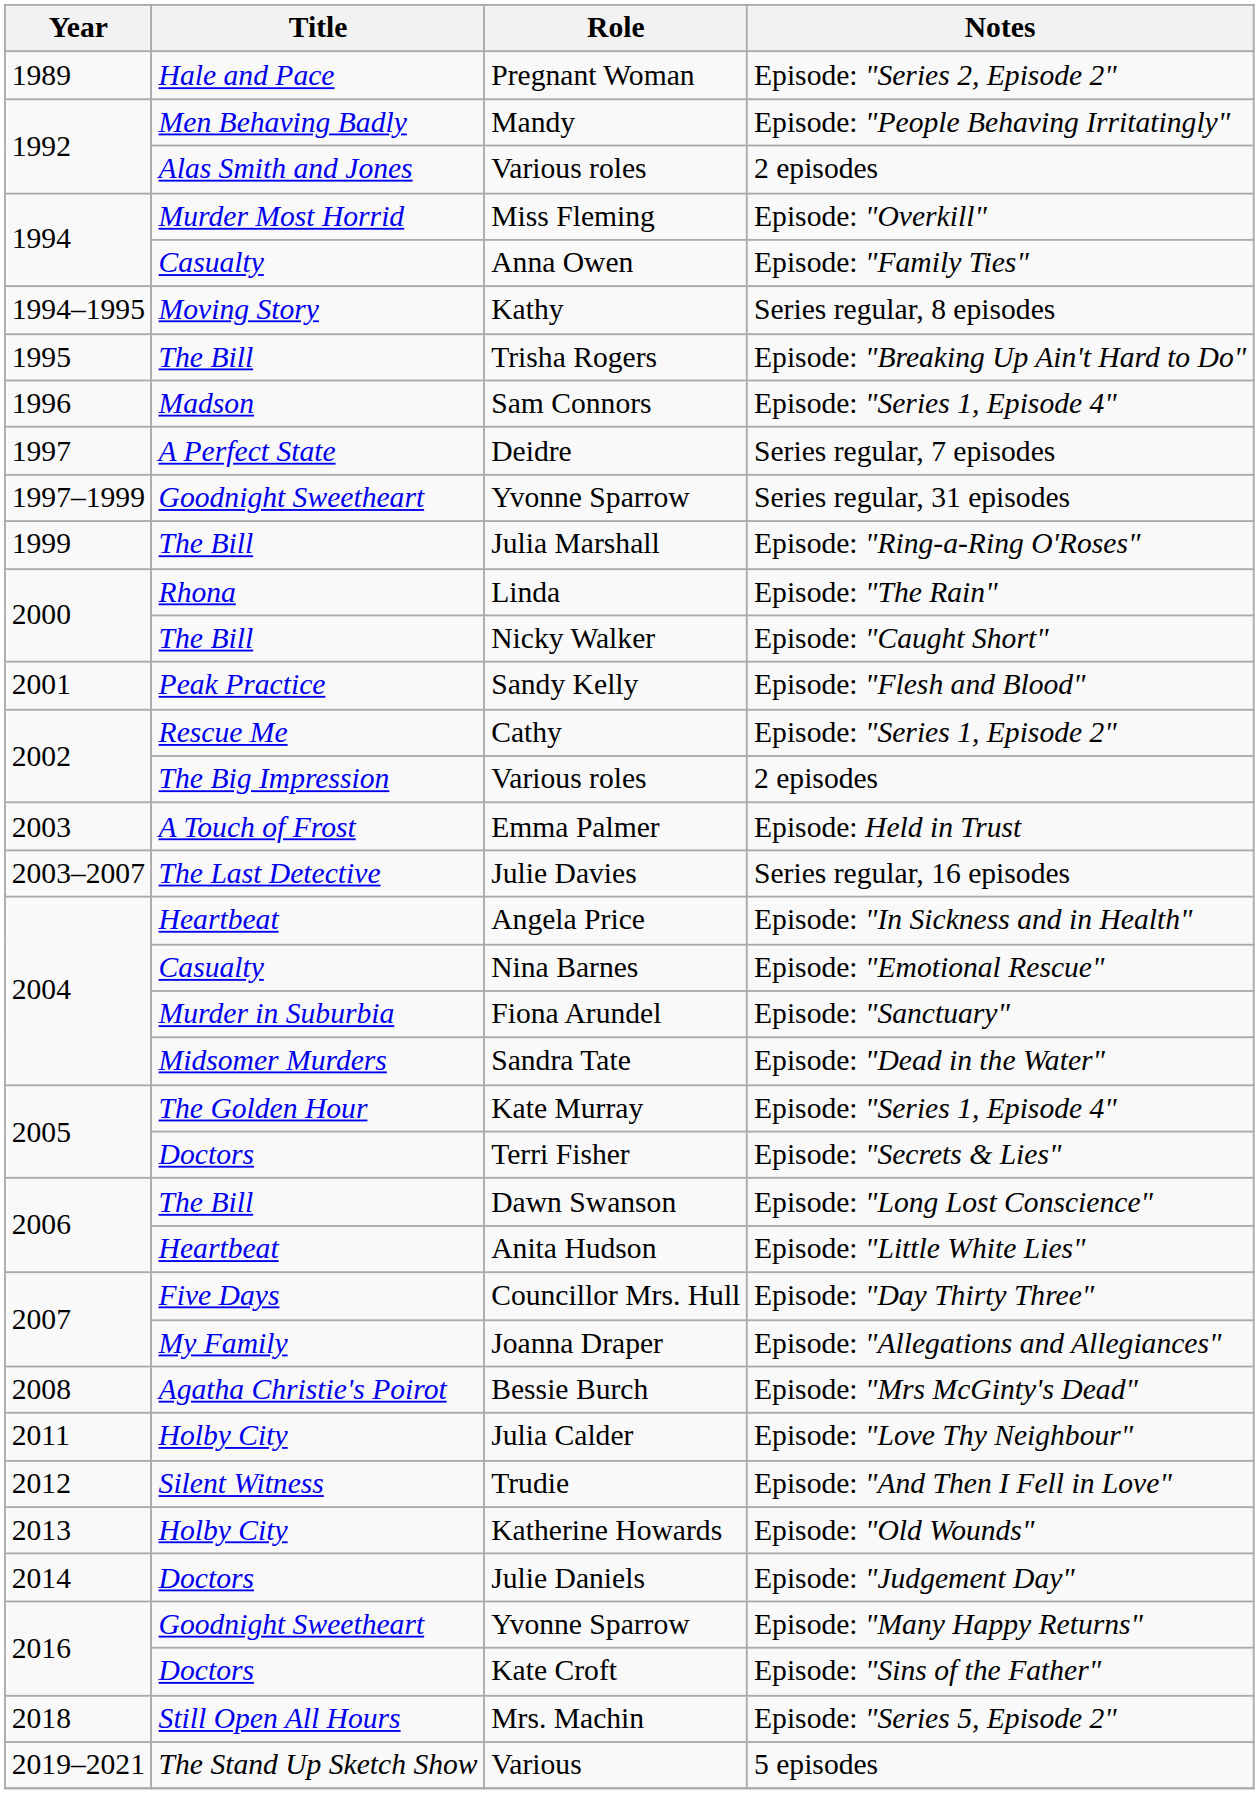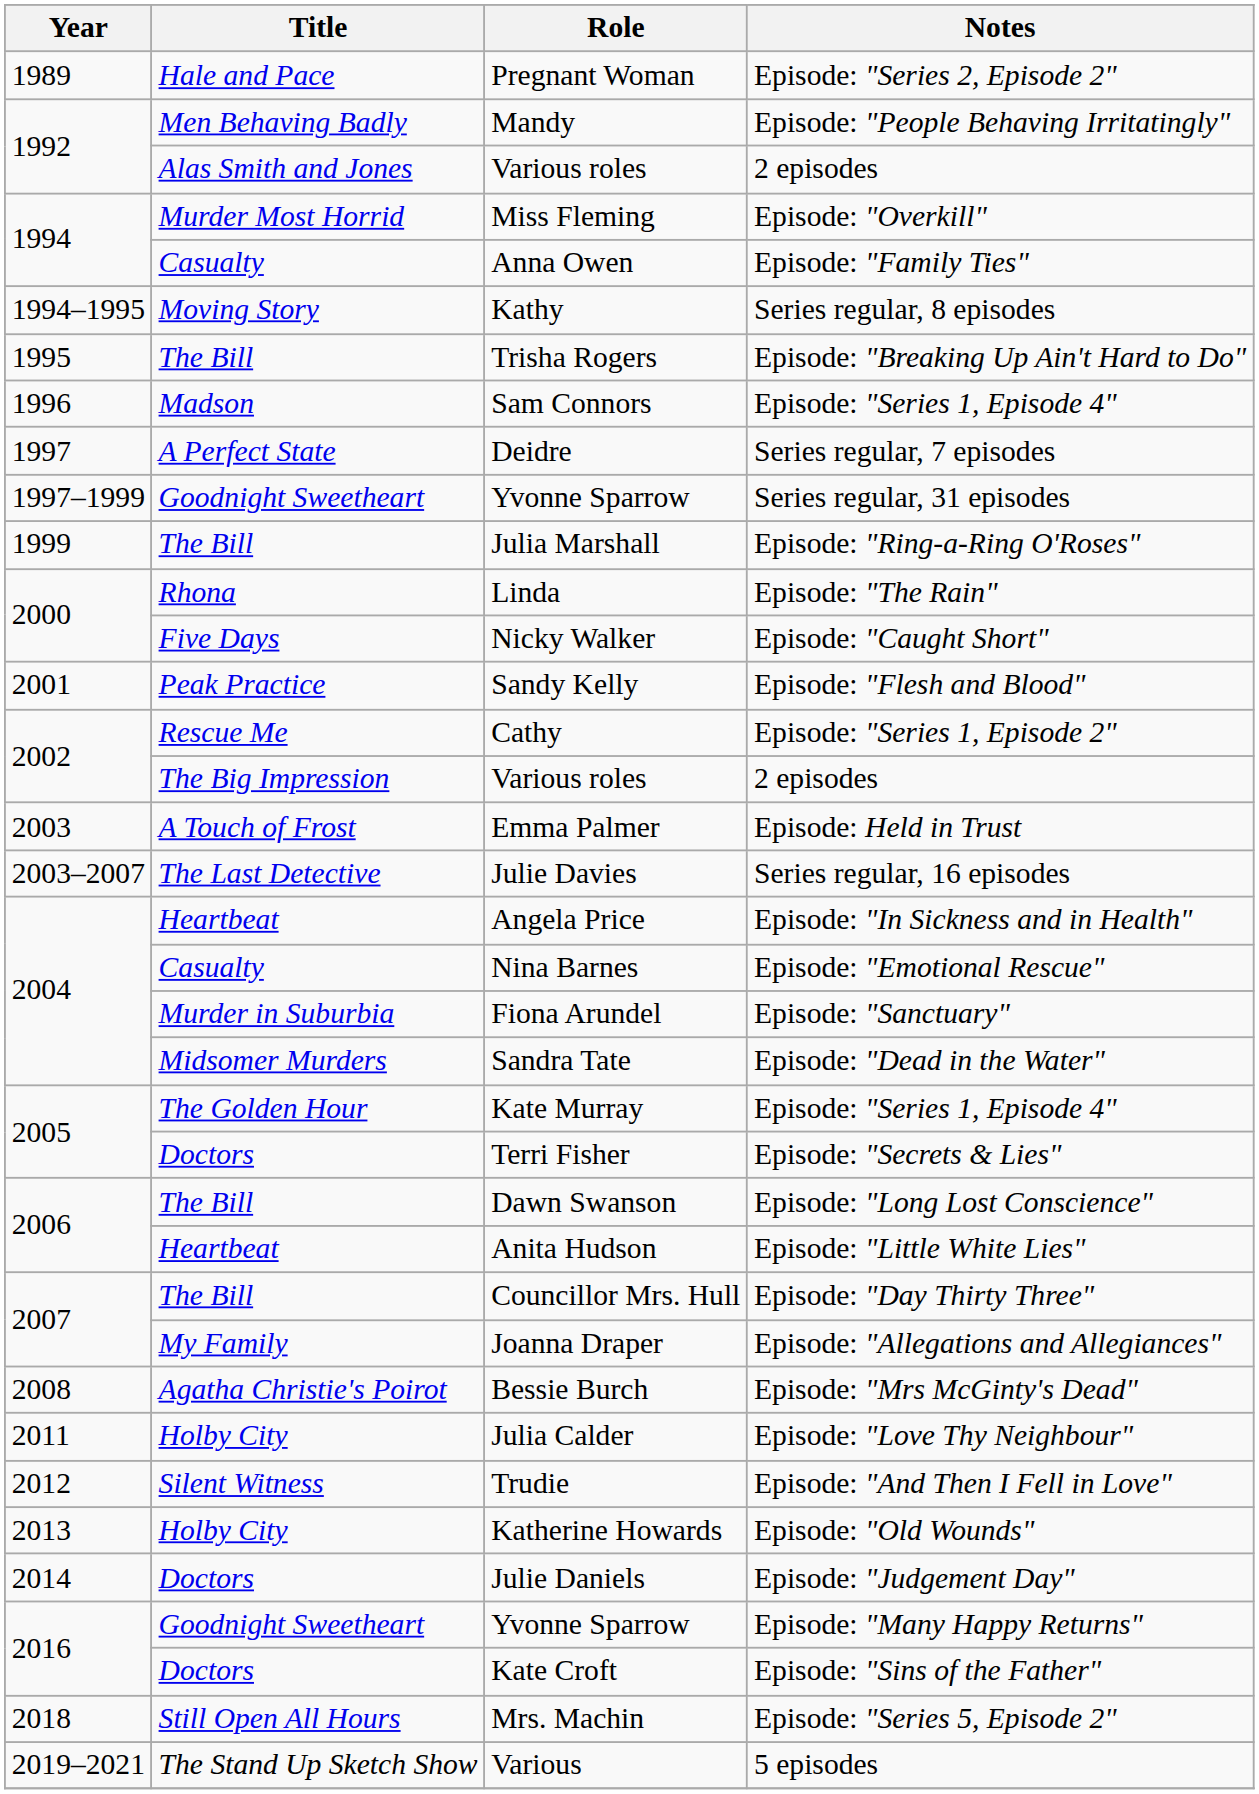(206, 638) The Bill -> (219, 638) Five Days
(219, 1295) Five Days -> (206, 1295) The Bill
